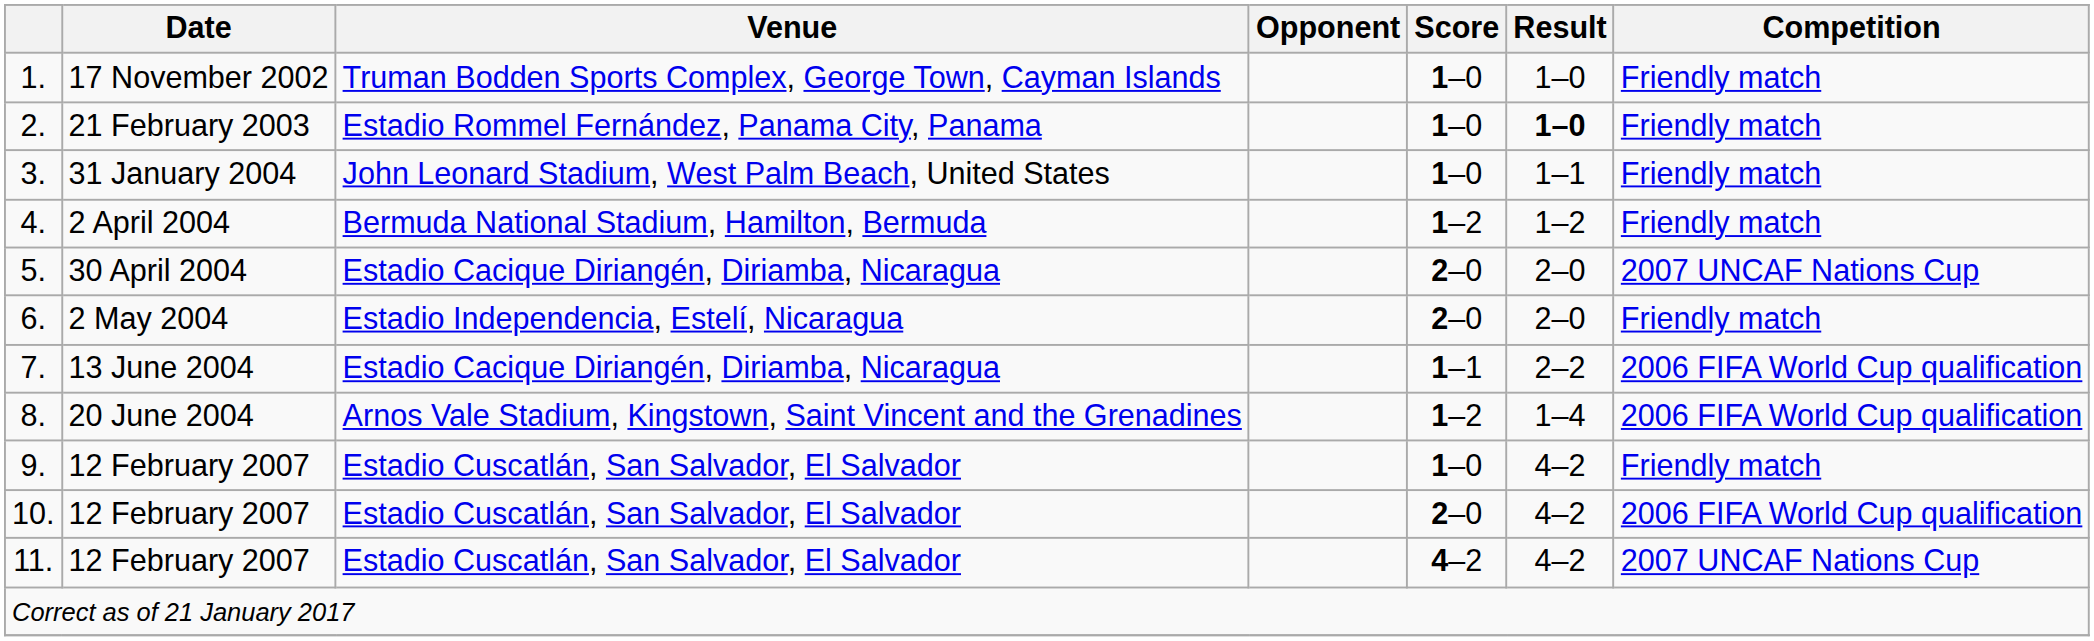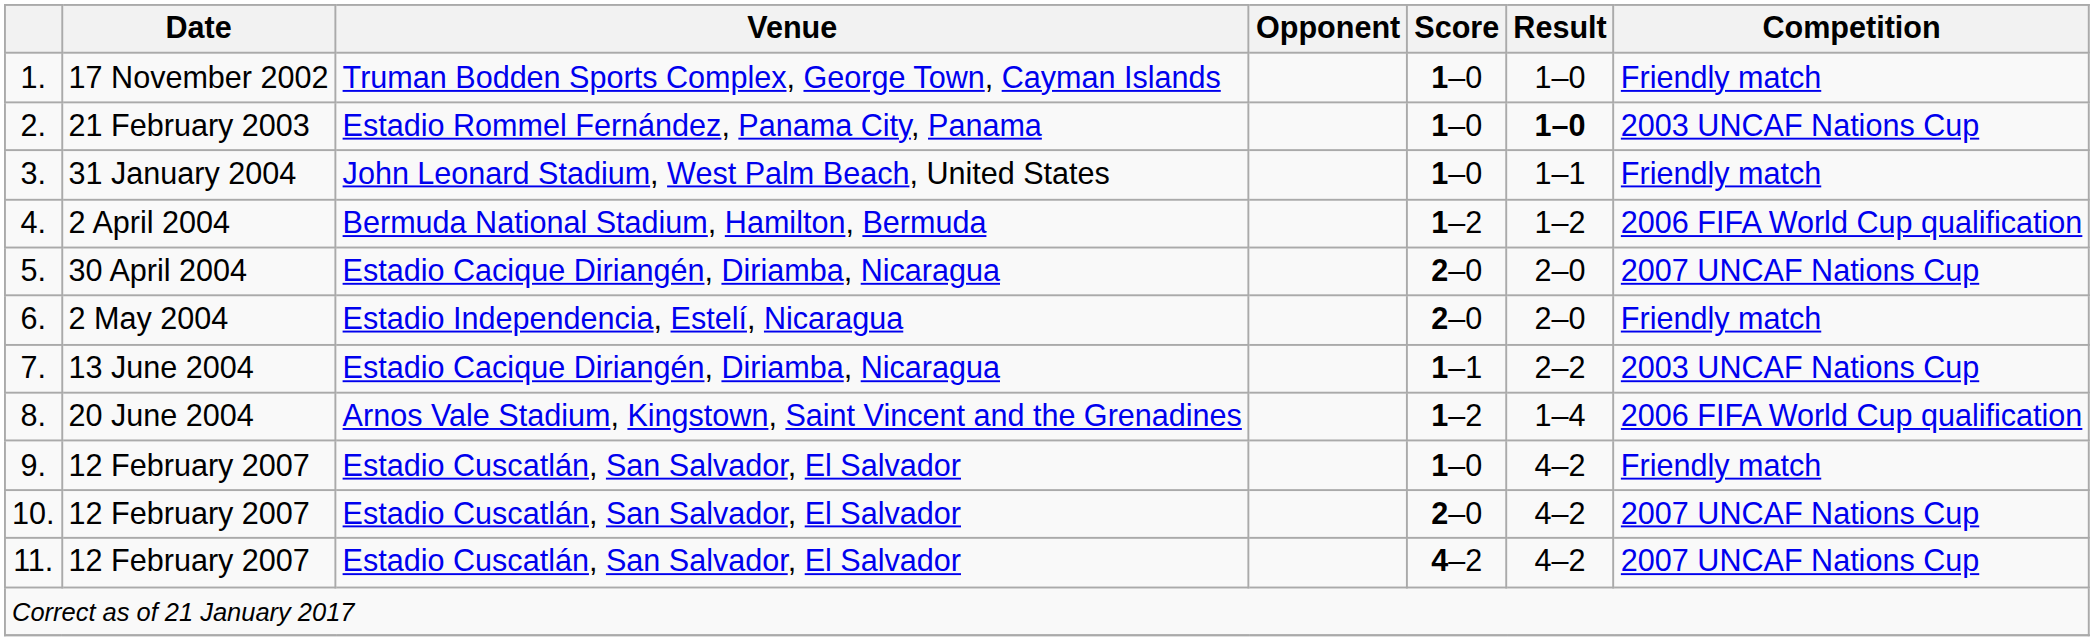(1721, 125) Friendly match -> (1800, 125) 2003 UNCAF Nations Cup
(1721, 222) Friendly match -> (1852, 222) 2006 FIFA World Cup qualification
(1852, 367) 2006 FIFA World Cup qualification -> (1800, 367) 2003 UNCAF Nations Cup
(1852, 513) 2006 FIFA World Cup qualification -> (1800, 513) 2007 UNCAF Nations Cup
